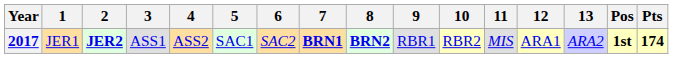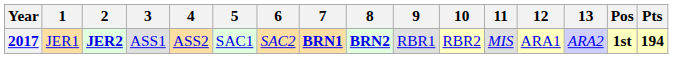(652, 41) 174 -> (652, 41) 194
